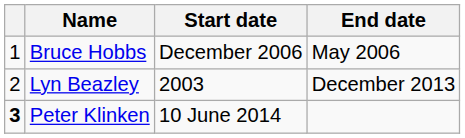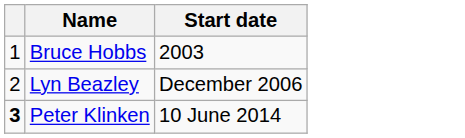- column: (383, 20)
(231, 52) December 2006 -> (181, 52) 2003
(181, 84) 2003 -> (231, 84) December 2006
